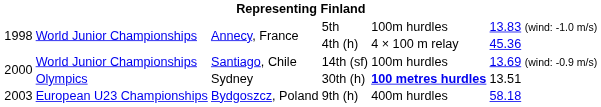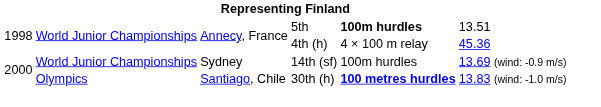(409, 26) normal -> (381, 26) bold
(543, 26) 13.83 (wind: -1.0 m/s) -> (475, 26) 13.51
(254, 61) Santiago, Chile -> (221, 61) Sydney
(232, 79) Sydney -> (243, 79) Santiago, Chile
(505, 79) 13.51 -> (513, 79) 13.83 (wind: -1.0 m/s)
- row: (340, 96)
